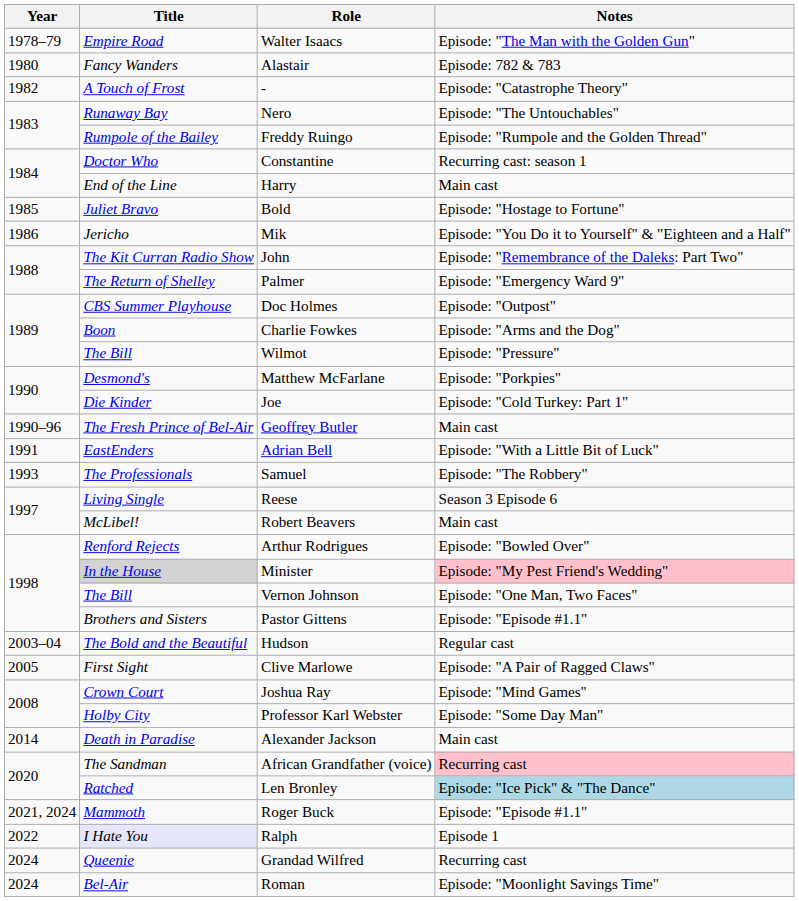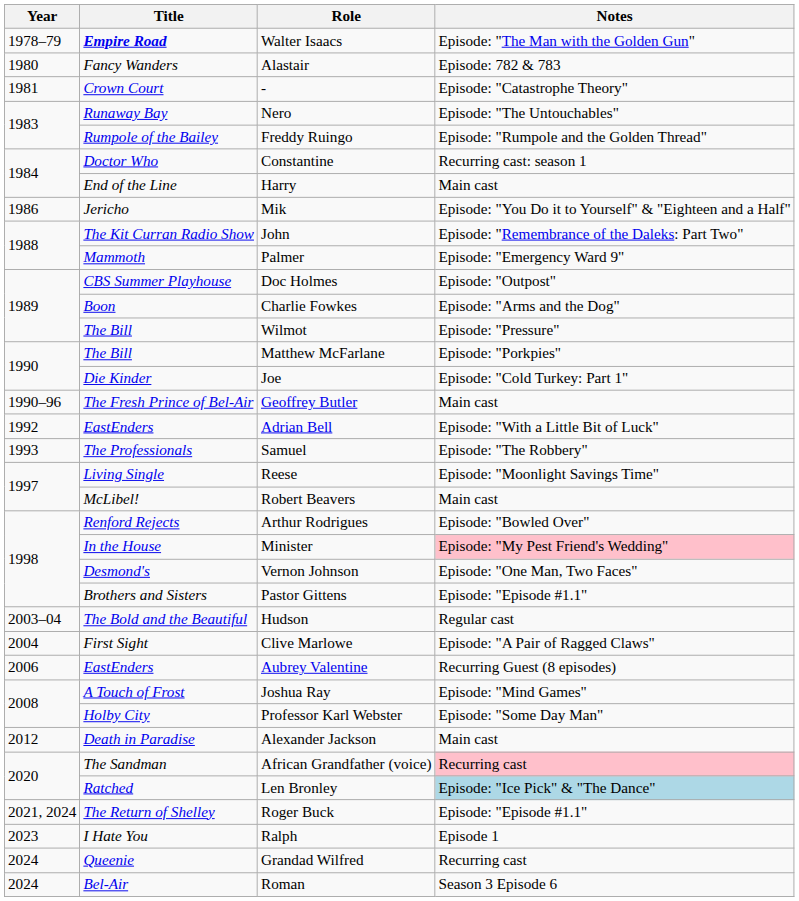(123, 40) normal -> (125, 40) bold
(23, 88) 1982 -> (23, 88) 1981
(134, 88) A Touch of Frost -> (123, 88) Crown Court
- row: (276, 209)
(149, 281) The Return of Shelley -> (114, 257) Mammoth
(117, 378) Desmond's -> (108, 354) The Bill
(23, 450) 1991 -> (23, 426) 1992
(498, 498) Season 3 Episode 6 -> (549, 474) Episode: "Moonlight Savings Time"
(122, 570) lightgrey background -> (122, 546) no background
(108, 595) The Bill -> (117, 570) Desmond's
(23, 667) 2005 -> (23, 643) 2004
+ row: (314, 667)
(123, 691) Crown Court -> (134, 691) A Touch of Frost
(23, 739) 2014 -> (23, 739) 2012
(114, 812) Mammoth -> (149, 812) The Return of Shelley
(23, 836) 2022 -> (23, 836) 2023
(116, 836) lavender background -> (116, 836) no background
(549, 884) Episode: "Moonlight Savings Time" -> (498, 884) Season 3 Episode 6
